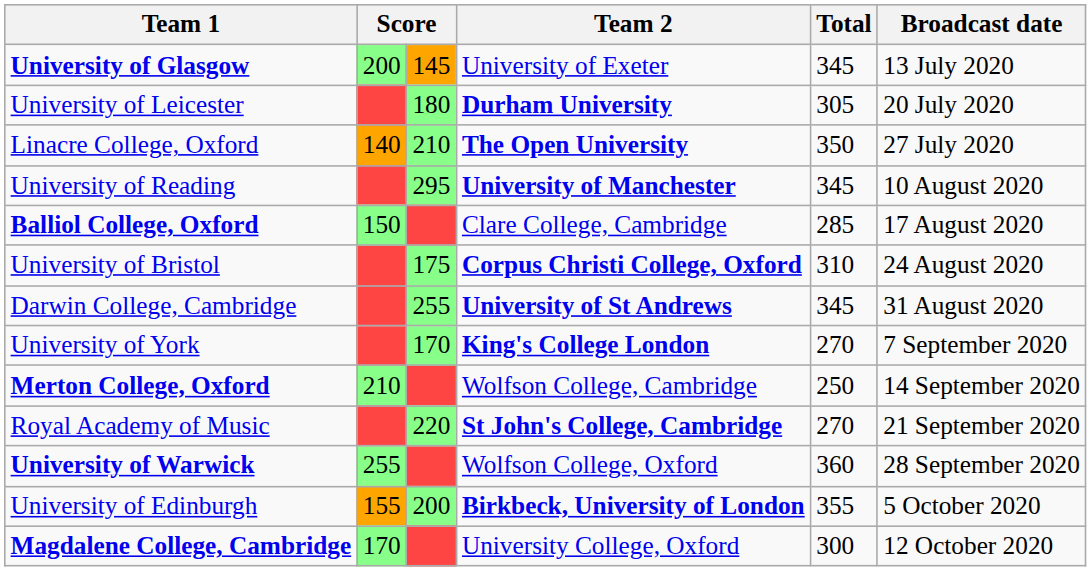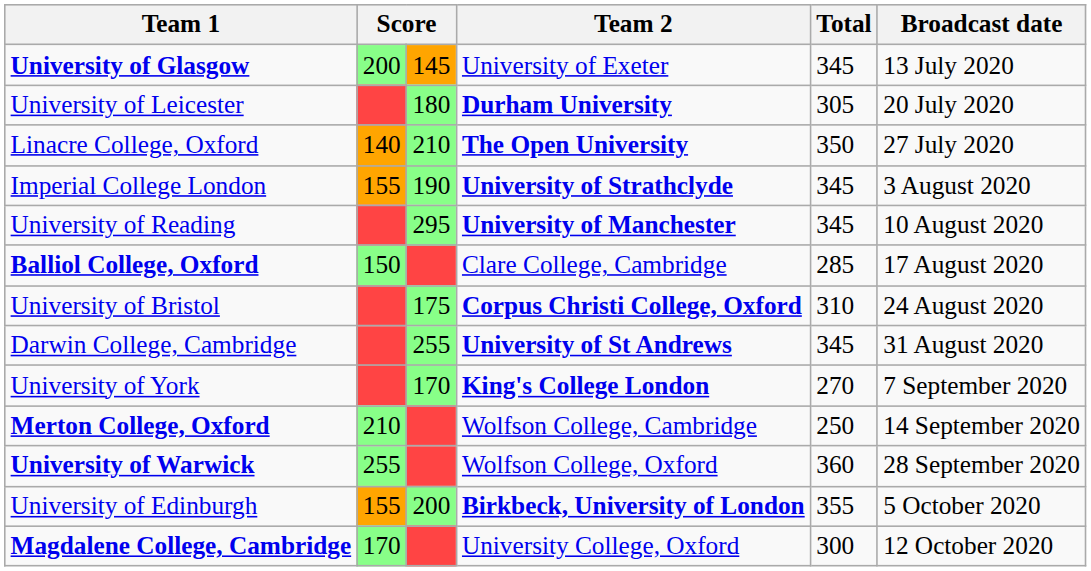+ row: (138, 184)
- row: (140, 425)
